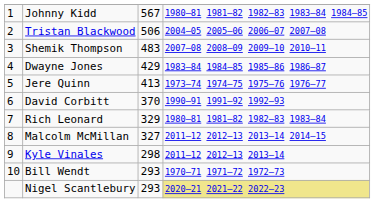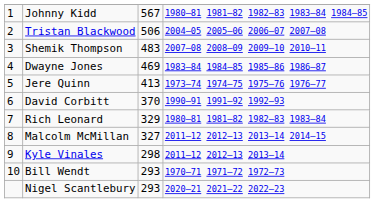(150, 66) 429 -> (150, 66) 469
(225, 189) khaki background -> (225, 189) no background
